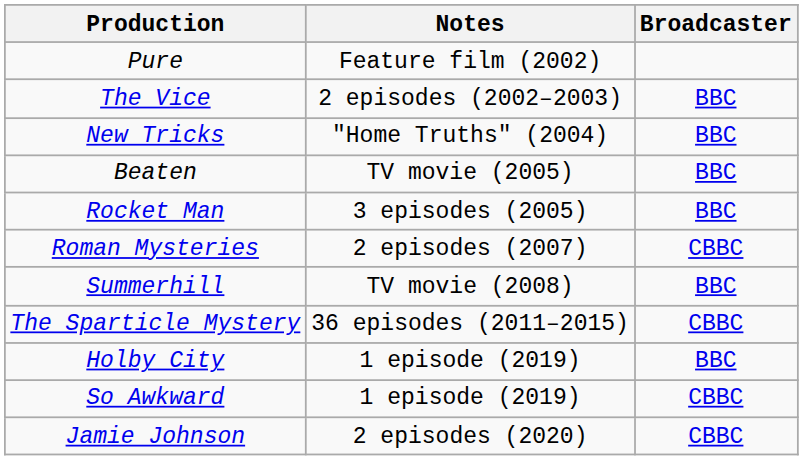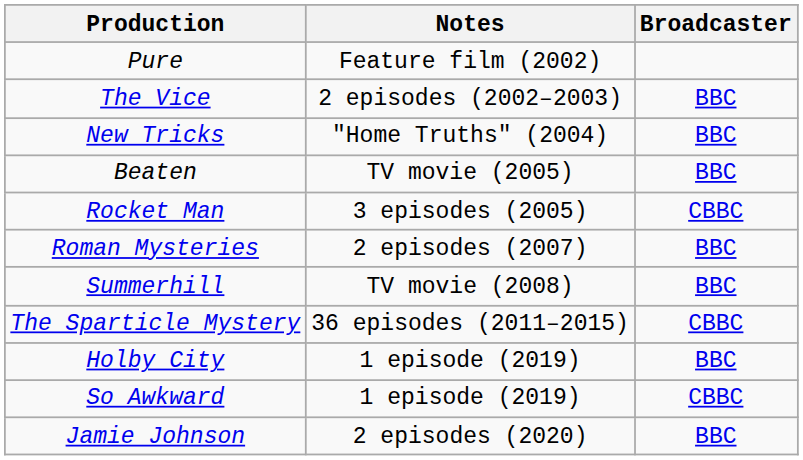(716, 211) BBC -> (716, 211) CBBC
(716, 249) CBBC -> (716, 249) BBC
(716, 436) CBBC -> (716, 436) BBC
